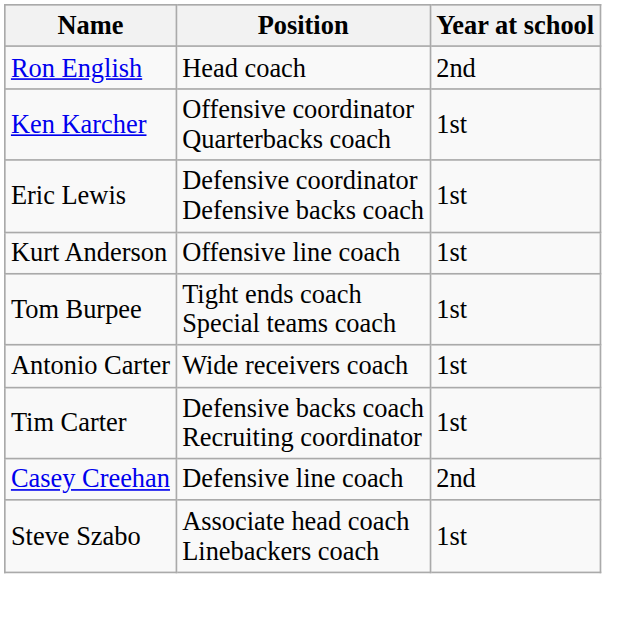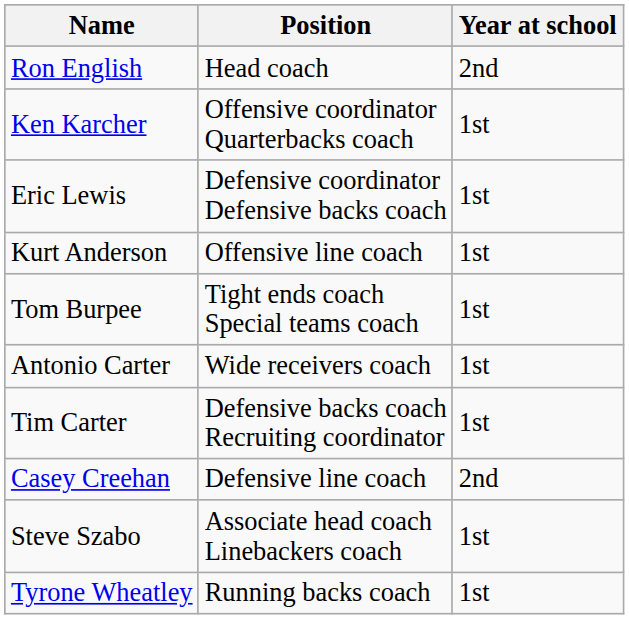+ row: (102, 592)
